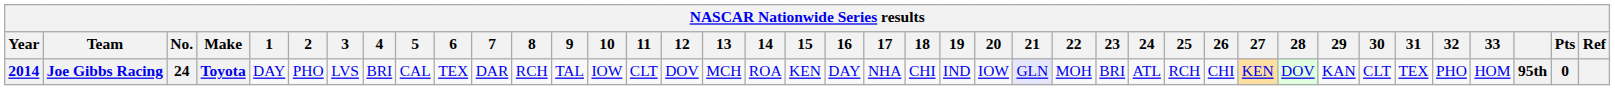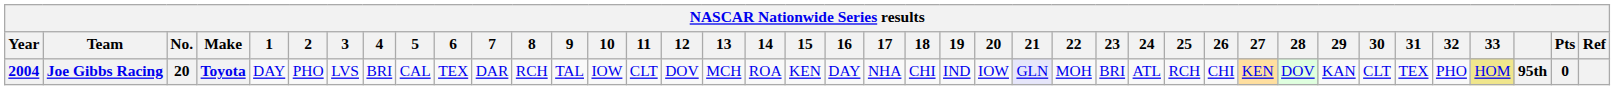(24, 71) 2014 -> (24, 71) 2004
(182, 71) 24 -> (182, 71) 20
(1492, 71) no background -> (1492, 71) khaki background
